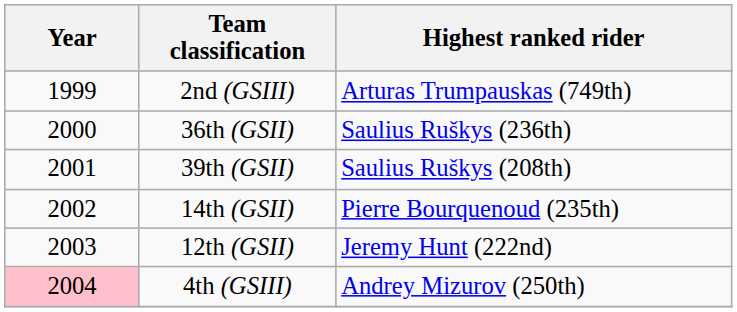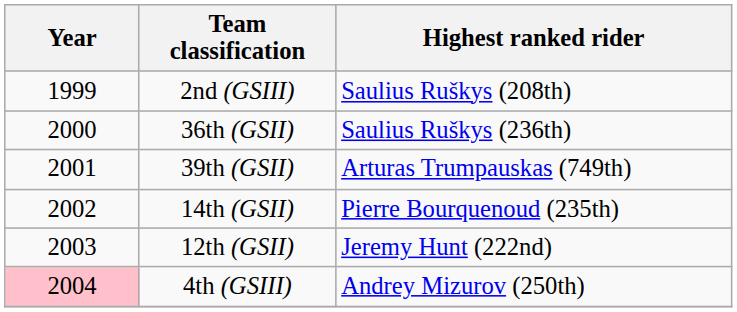(486, 90) Arturas Trumpauskas (749th) -> (456, 90) Saulius Ruškys (208th)
(456, 168) Saulius Ruškys (208th) -> (486, 168) Arturas Trumpauskas (749th)
